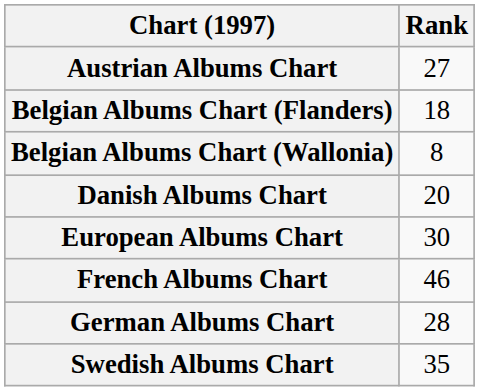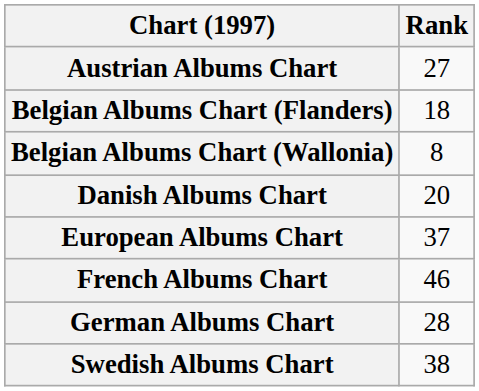(437, 237) 30 -> (437, 237) 37
(437, 364) 35 -> (437, 364) 38
